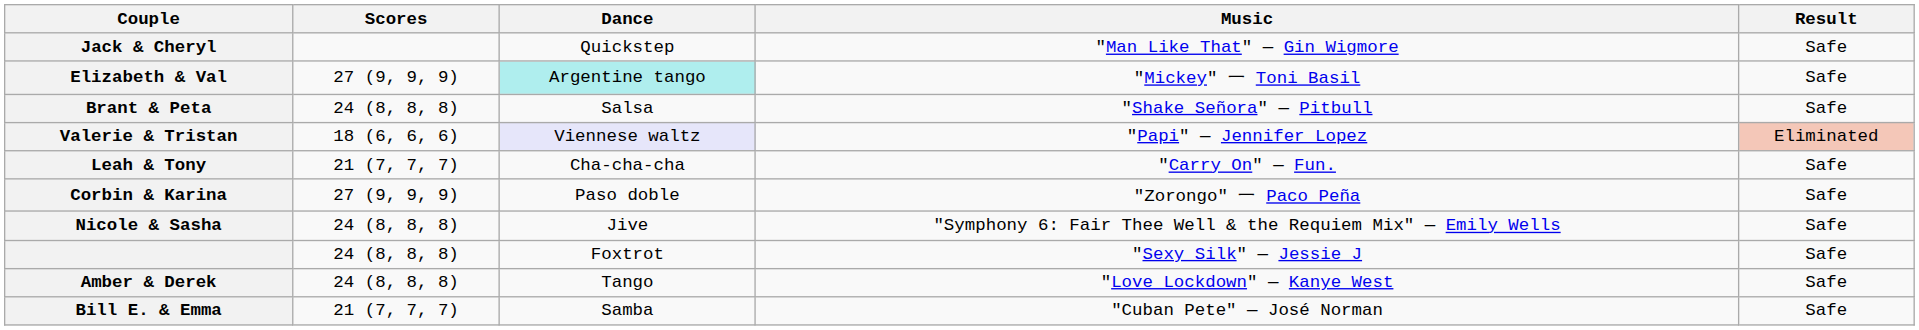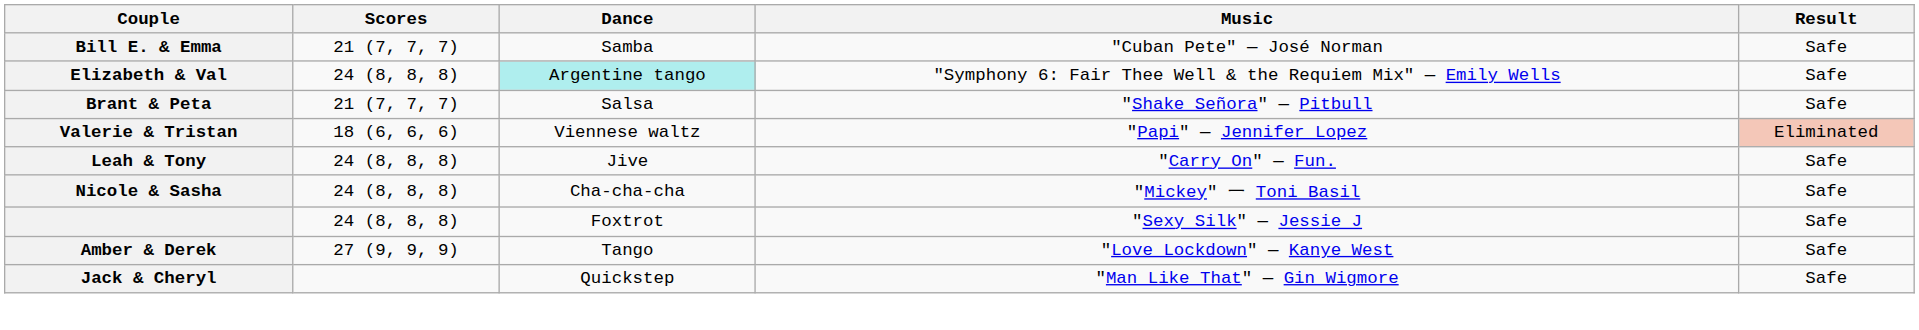rows swapped: (149, 47) <-> (149, 311)
(396, 78) 27 (9, 9, 9) -> (396, 76) 24 (8, 8, 8)
(1247, 78) "Mickey" 一 Toni Basil -> (1247, 76) "Symphony 6: Fair Thee Well & the Requiem Mix" — Emily Wells
(396, 108) 24 (8, 8, 8) -> (396, 104) 21 (7, 7, 7)
(627, 136) lavender background -> (627, 132) no background
(396, 165) 21 (7, 7, 7) -> (396, 161) 24 (8, 8, 8)
(627, 165) Cha-cha-cha -> (627, 161) Jive
- row: (149, 195)
(627, 226) Jive -> (627, 191) Cha-cha-cha
(1247, 226) "Symphony 6: Fair Thee Well & the Requiem Mix" — Emily Wells -> (1247, 192) "Mickey" 一 Toni Basil
(396, 282) 24 (8, 8, 8) -> (396, 250) 27 (9, 9, 9)
